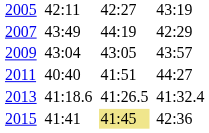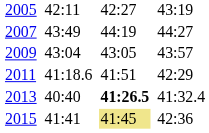(174, 31) 42:29 -> (175, 31) 44:27
(63, 75) 40:40 -> (69, 75) 41:18.6
(174, 75) 44:27 -> (175, 75) 42:29
(69, 97) 41:18.6 -> (63, 97) 40:40
(124, 97) normal -> (125, 97) bold
